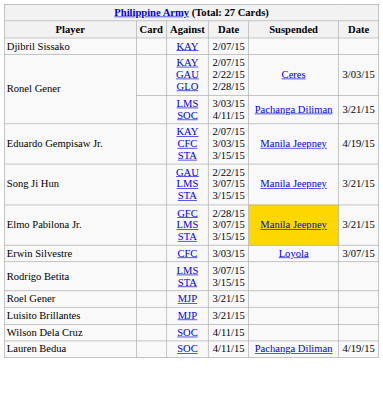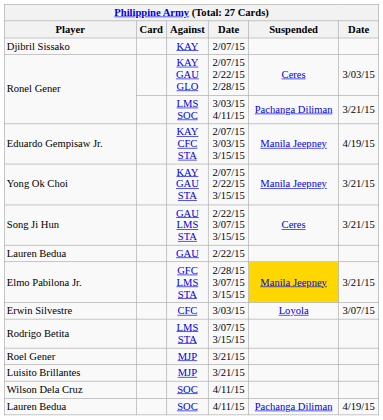+ row: (37, 184)
(294, 184) Manila Jeepney -> (294, 225) Ceres
+ row: (37, 253)
